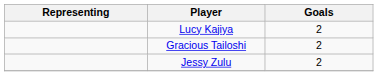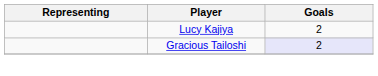(319, 46) no background -> (319, 46) lavender background
- row: (206, 63)
